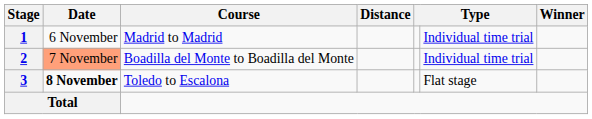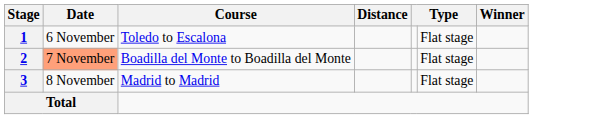(173, 37) Madrid to Madrid -> (173, 37) Toledo to Escalona
(478, 37) Individual time trial -> (447, 37) Flat stage
(478, 59) Individual time trial -> (447, 59) Flat stage
(82, 80) bold -> (80, 80) normal
(176, 80) Toledo to Escalona -> (170, 80) Madrid to Madrid
